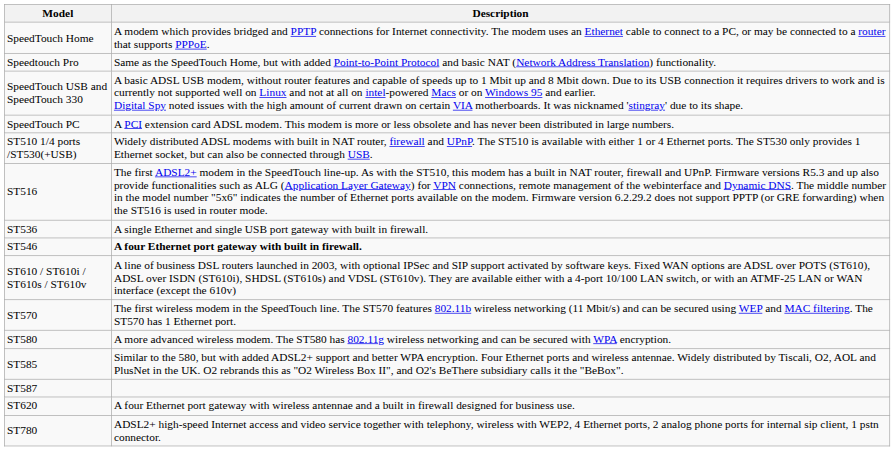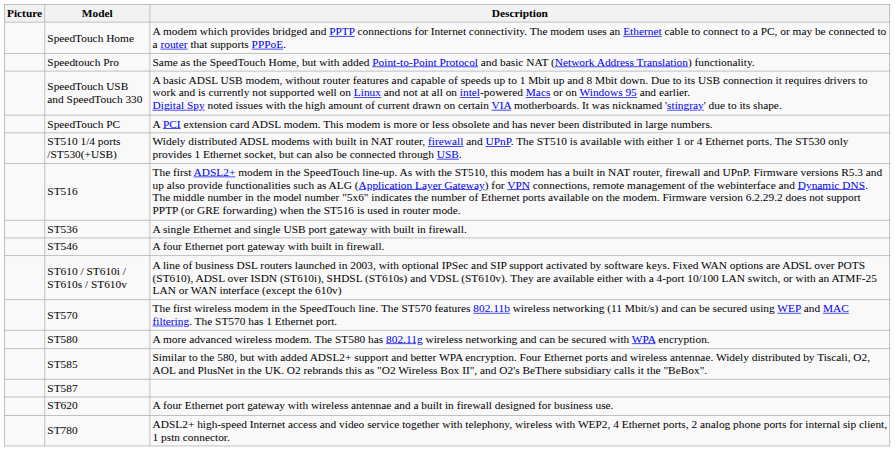+ column: (25, 13)
(238, 247) bold -> (268, 247) normal
